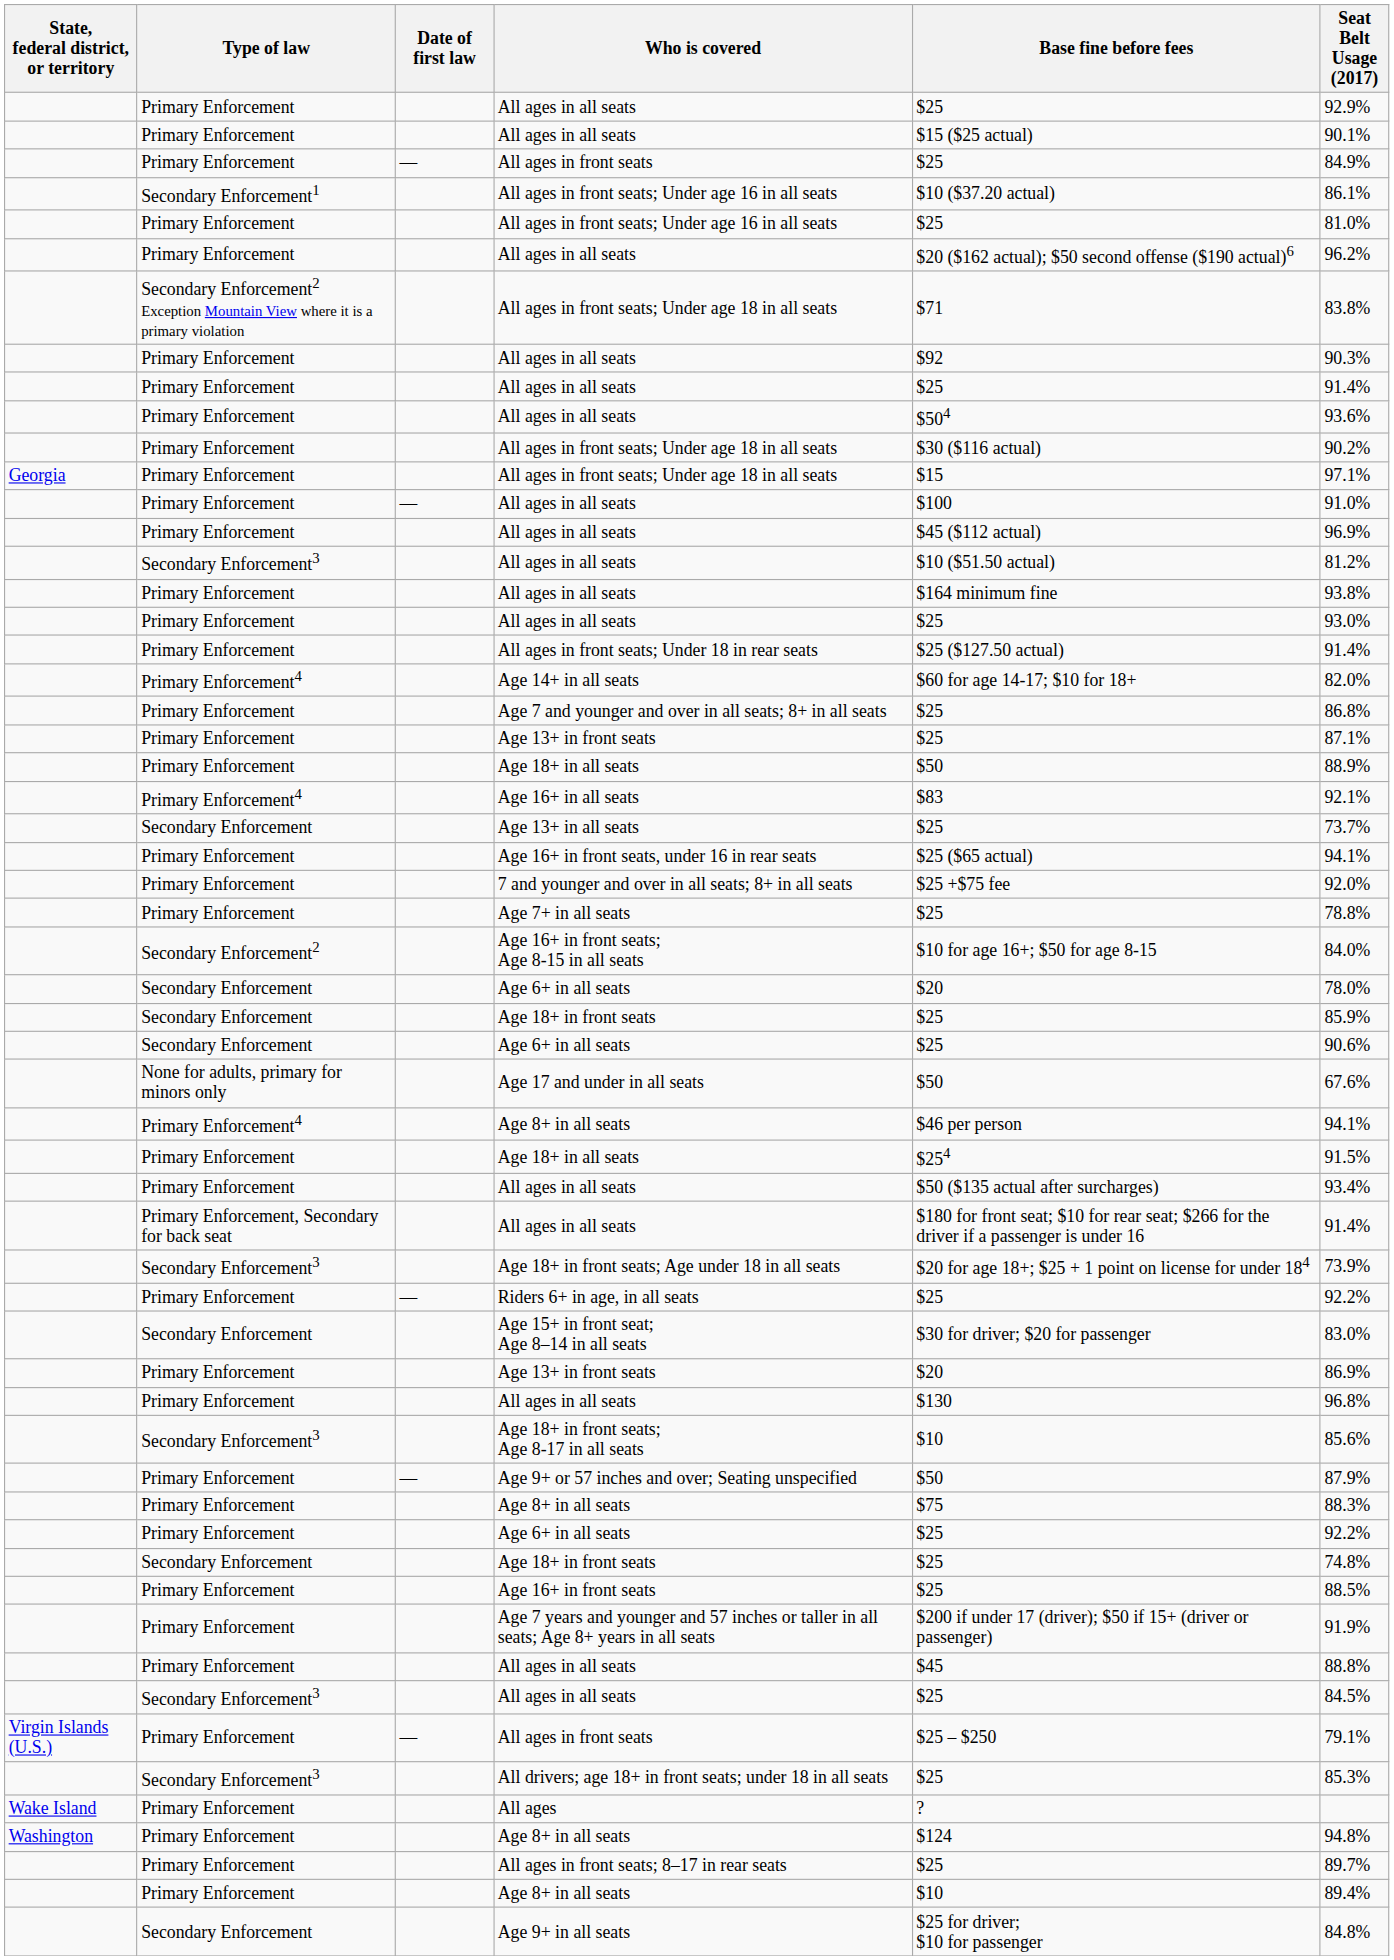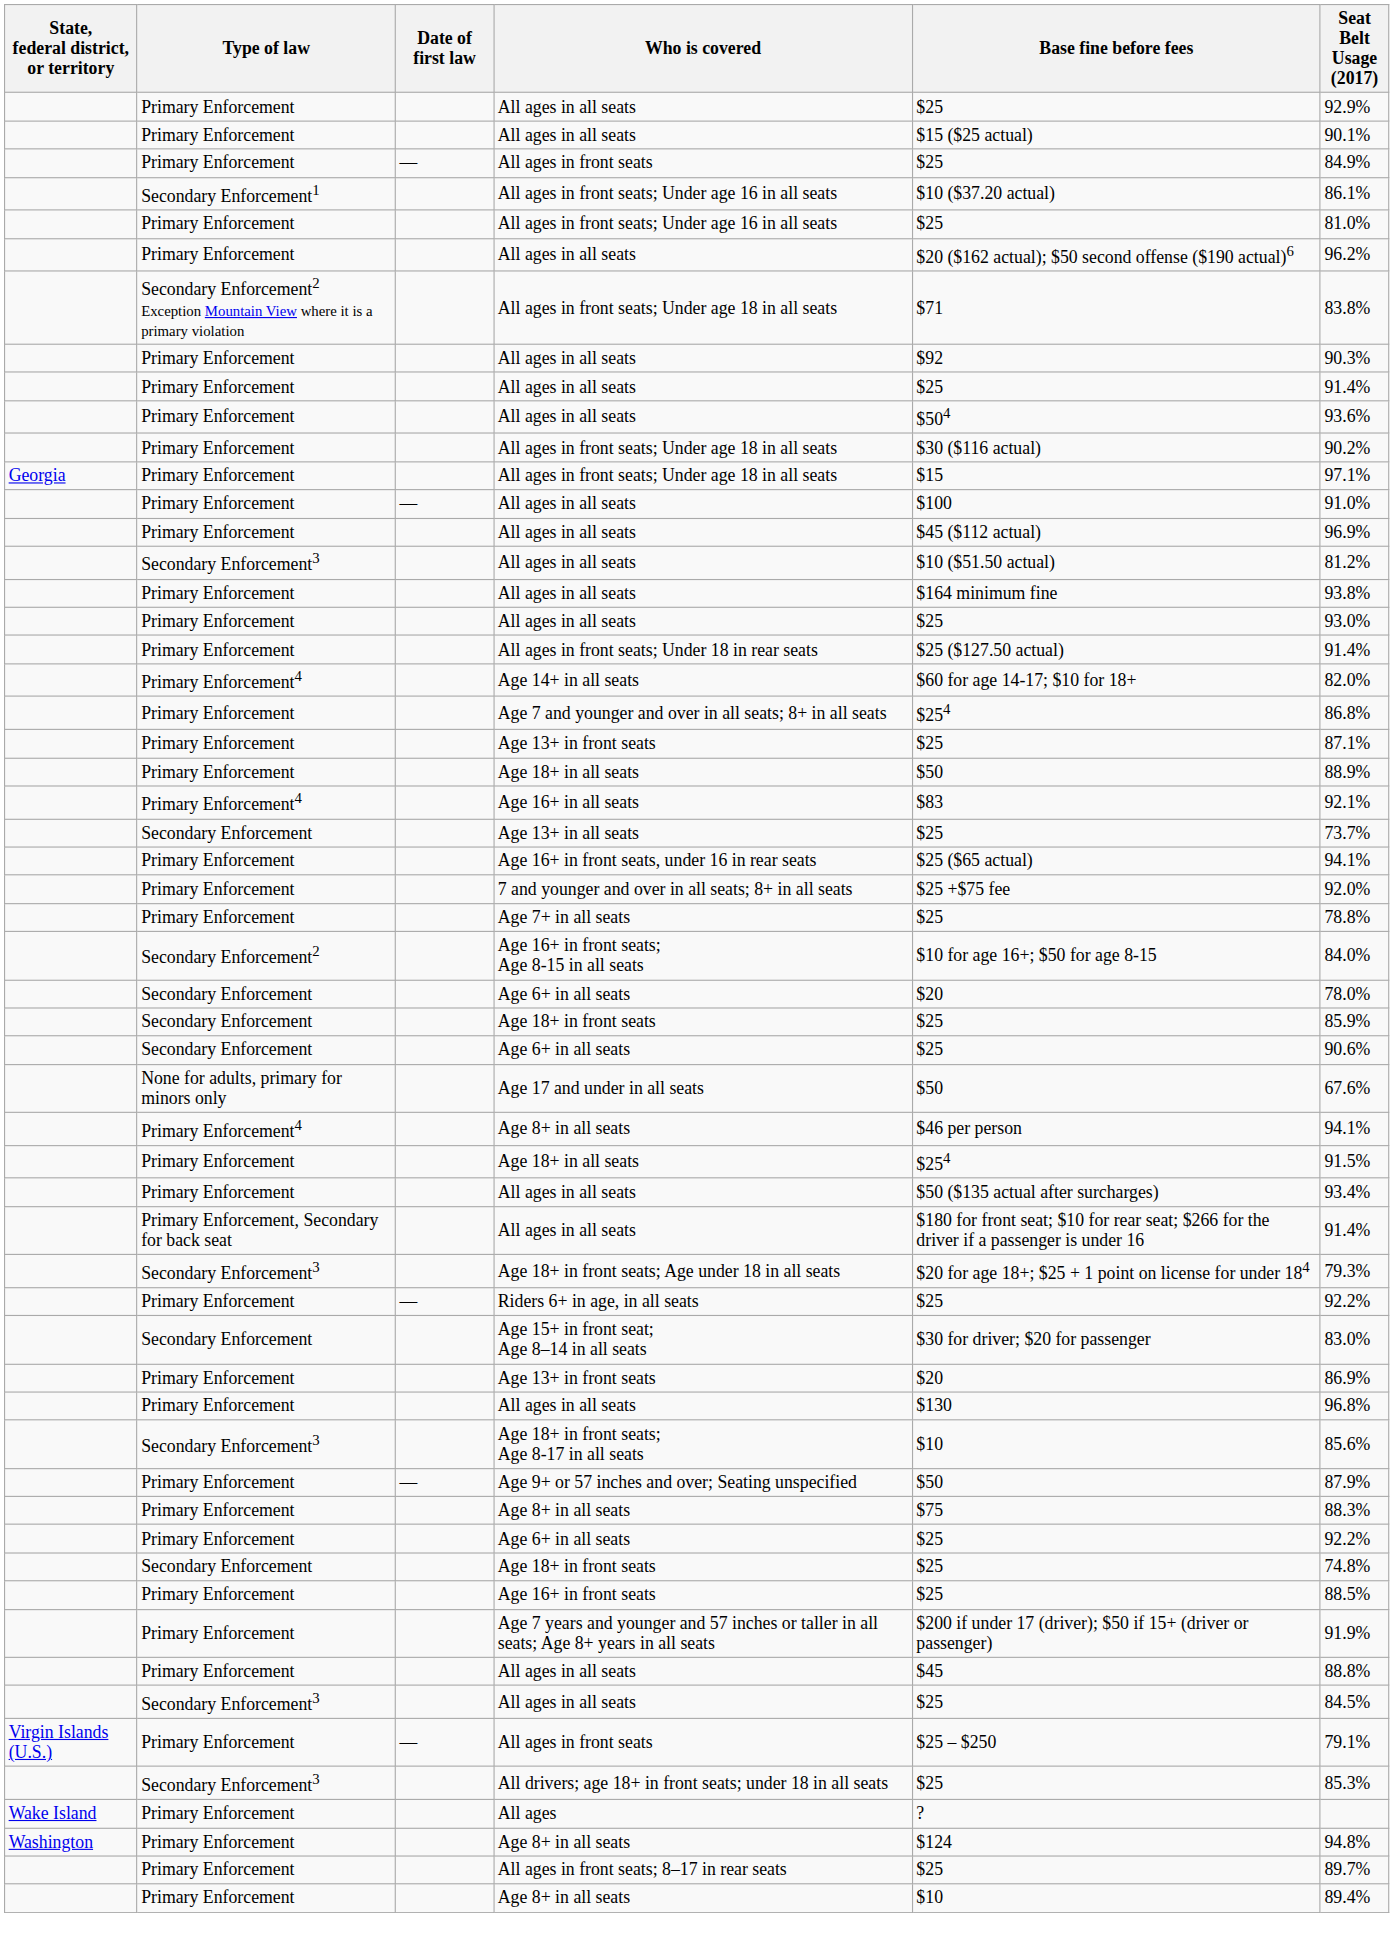(930, 710) $25 -> (933, 713) $254
(1347, 1266) 73.9% -> (1347, 1271) 79.3%
- row: (227, 1931)
